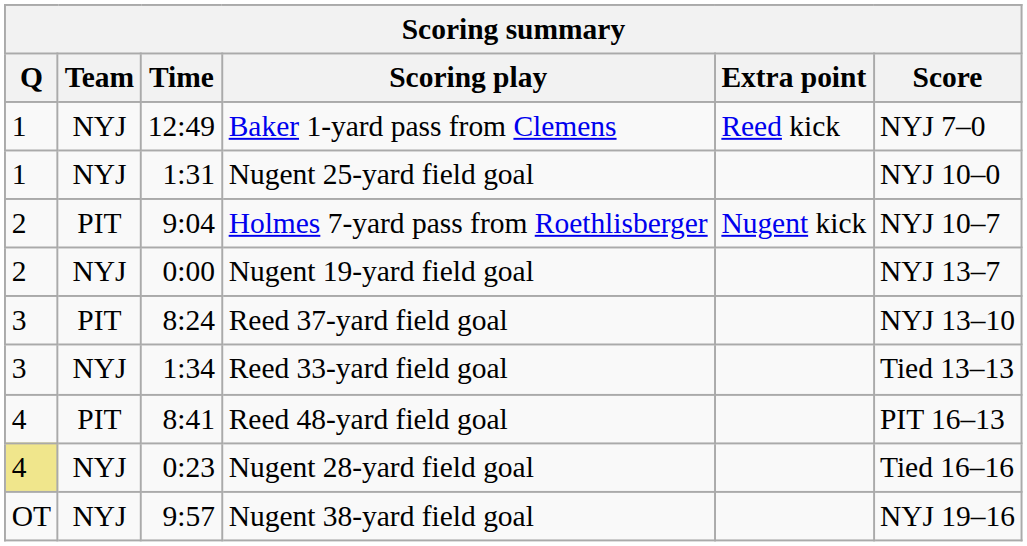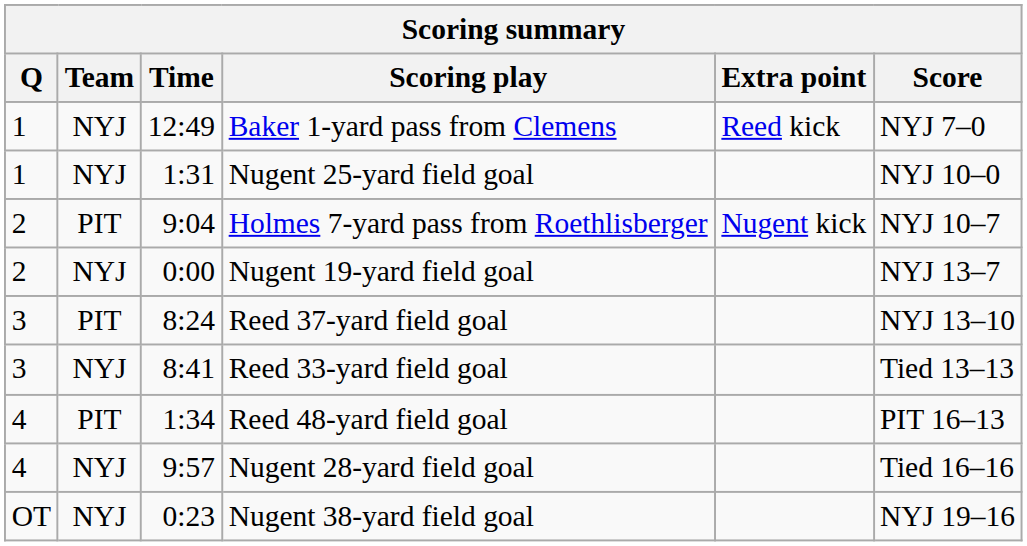(189, 369) 1:34 -> (189, 369) 8:41
(189, 417) 8:41 -> (189, 417) 1:34
(19, 466) khaki background -> (19, 466) no background
(189, 466) 0:23 -> (189, 466) 9:57
(189, 515) 9:57 -> (189, 515) 0:23
